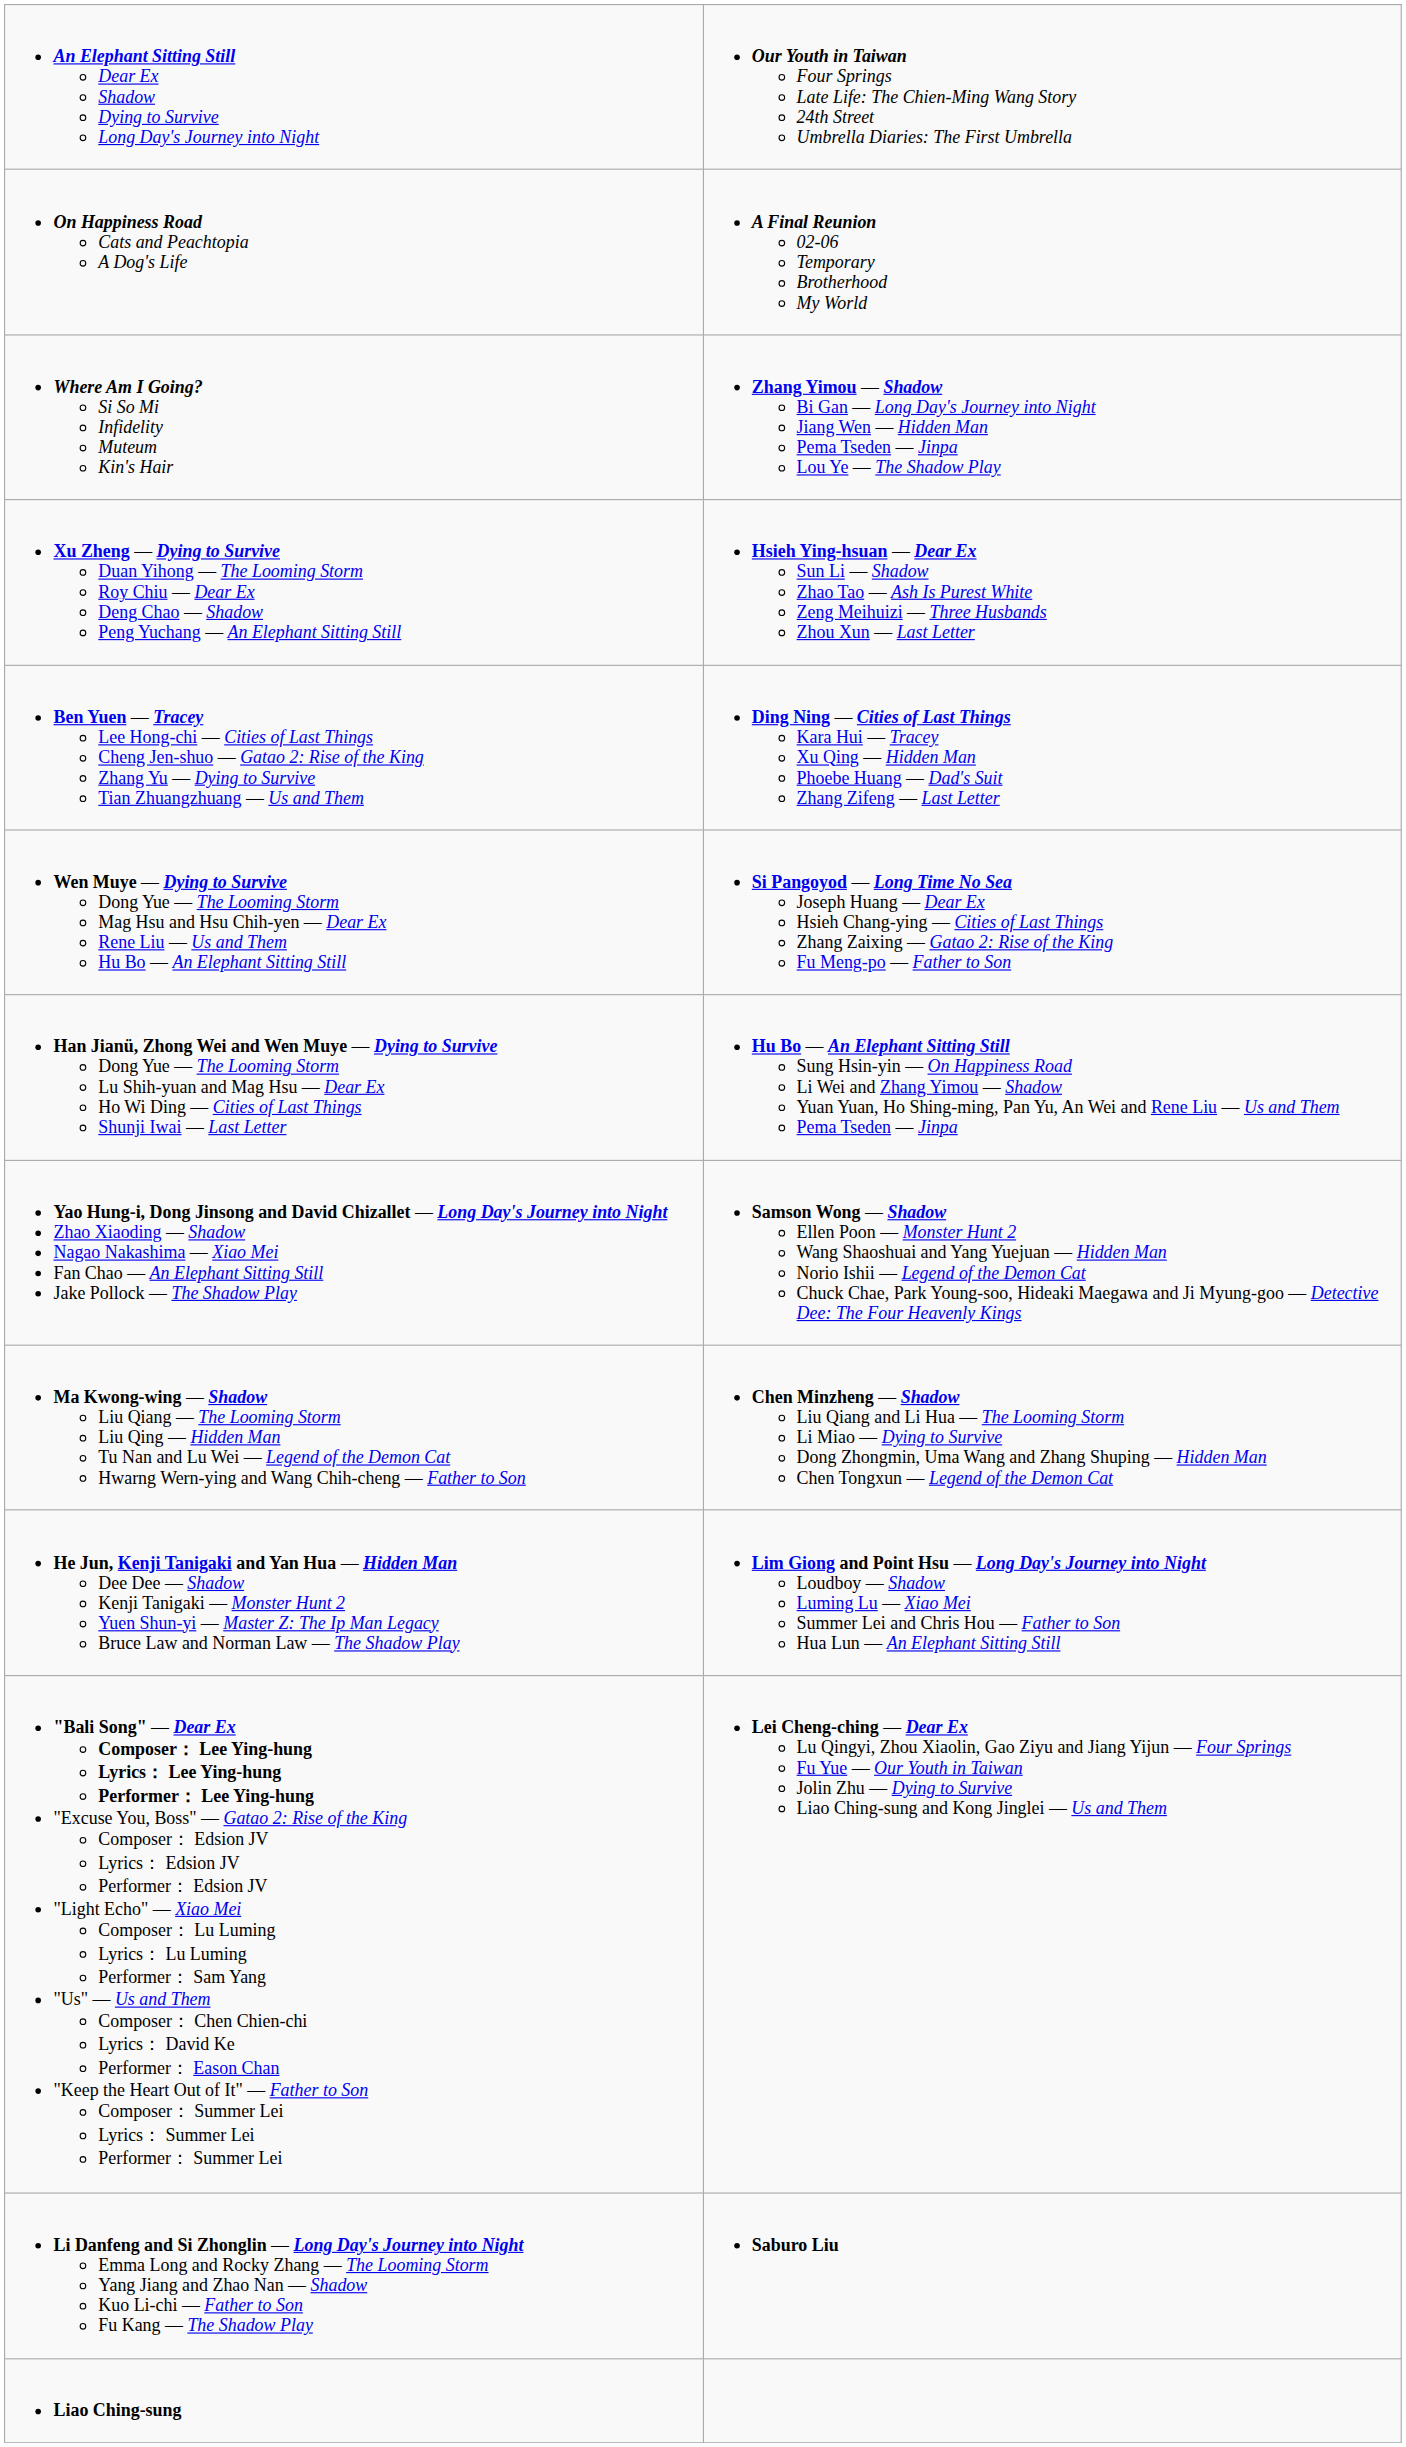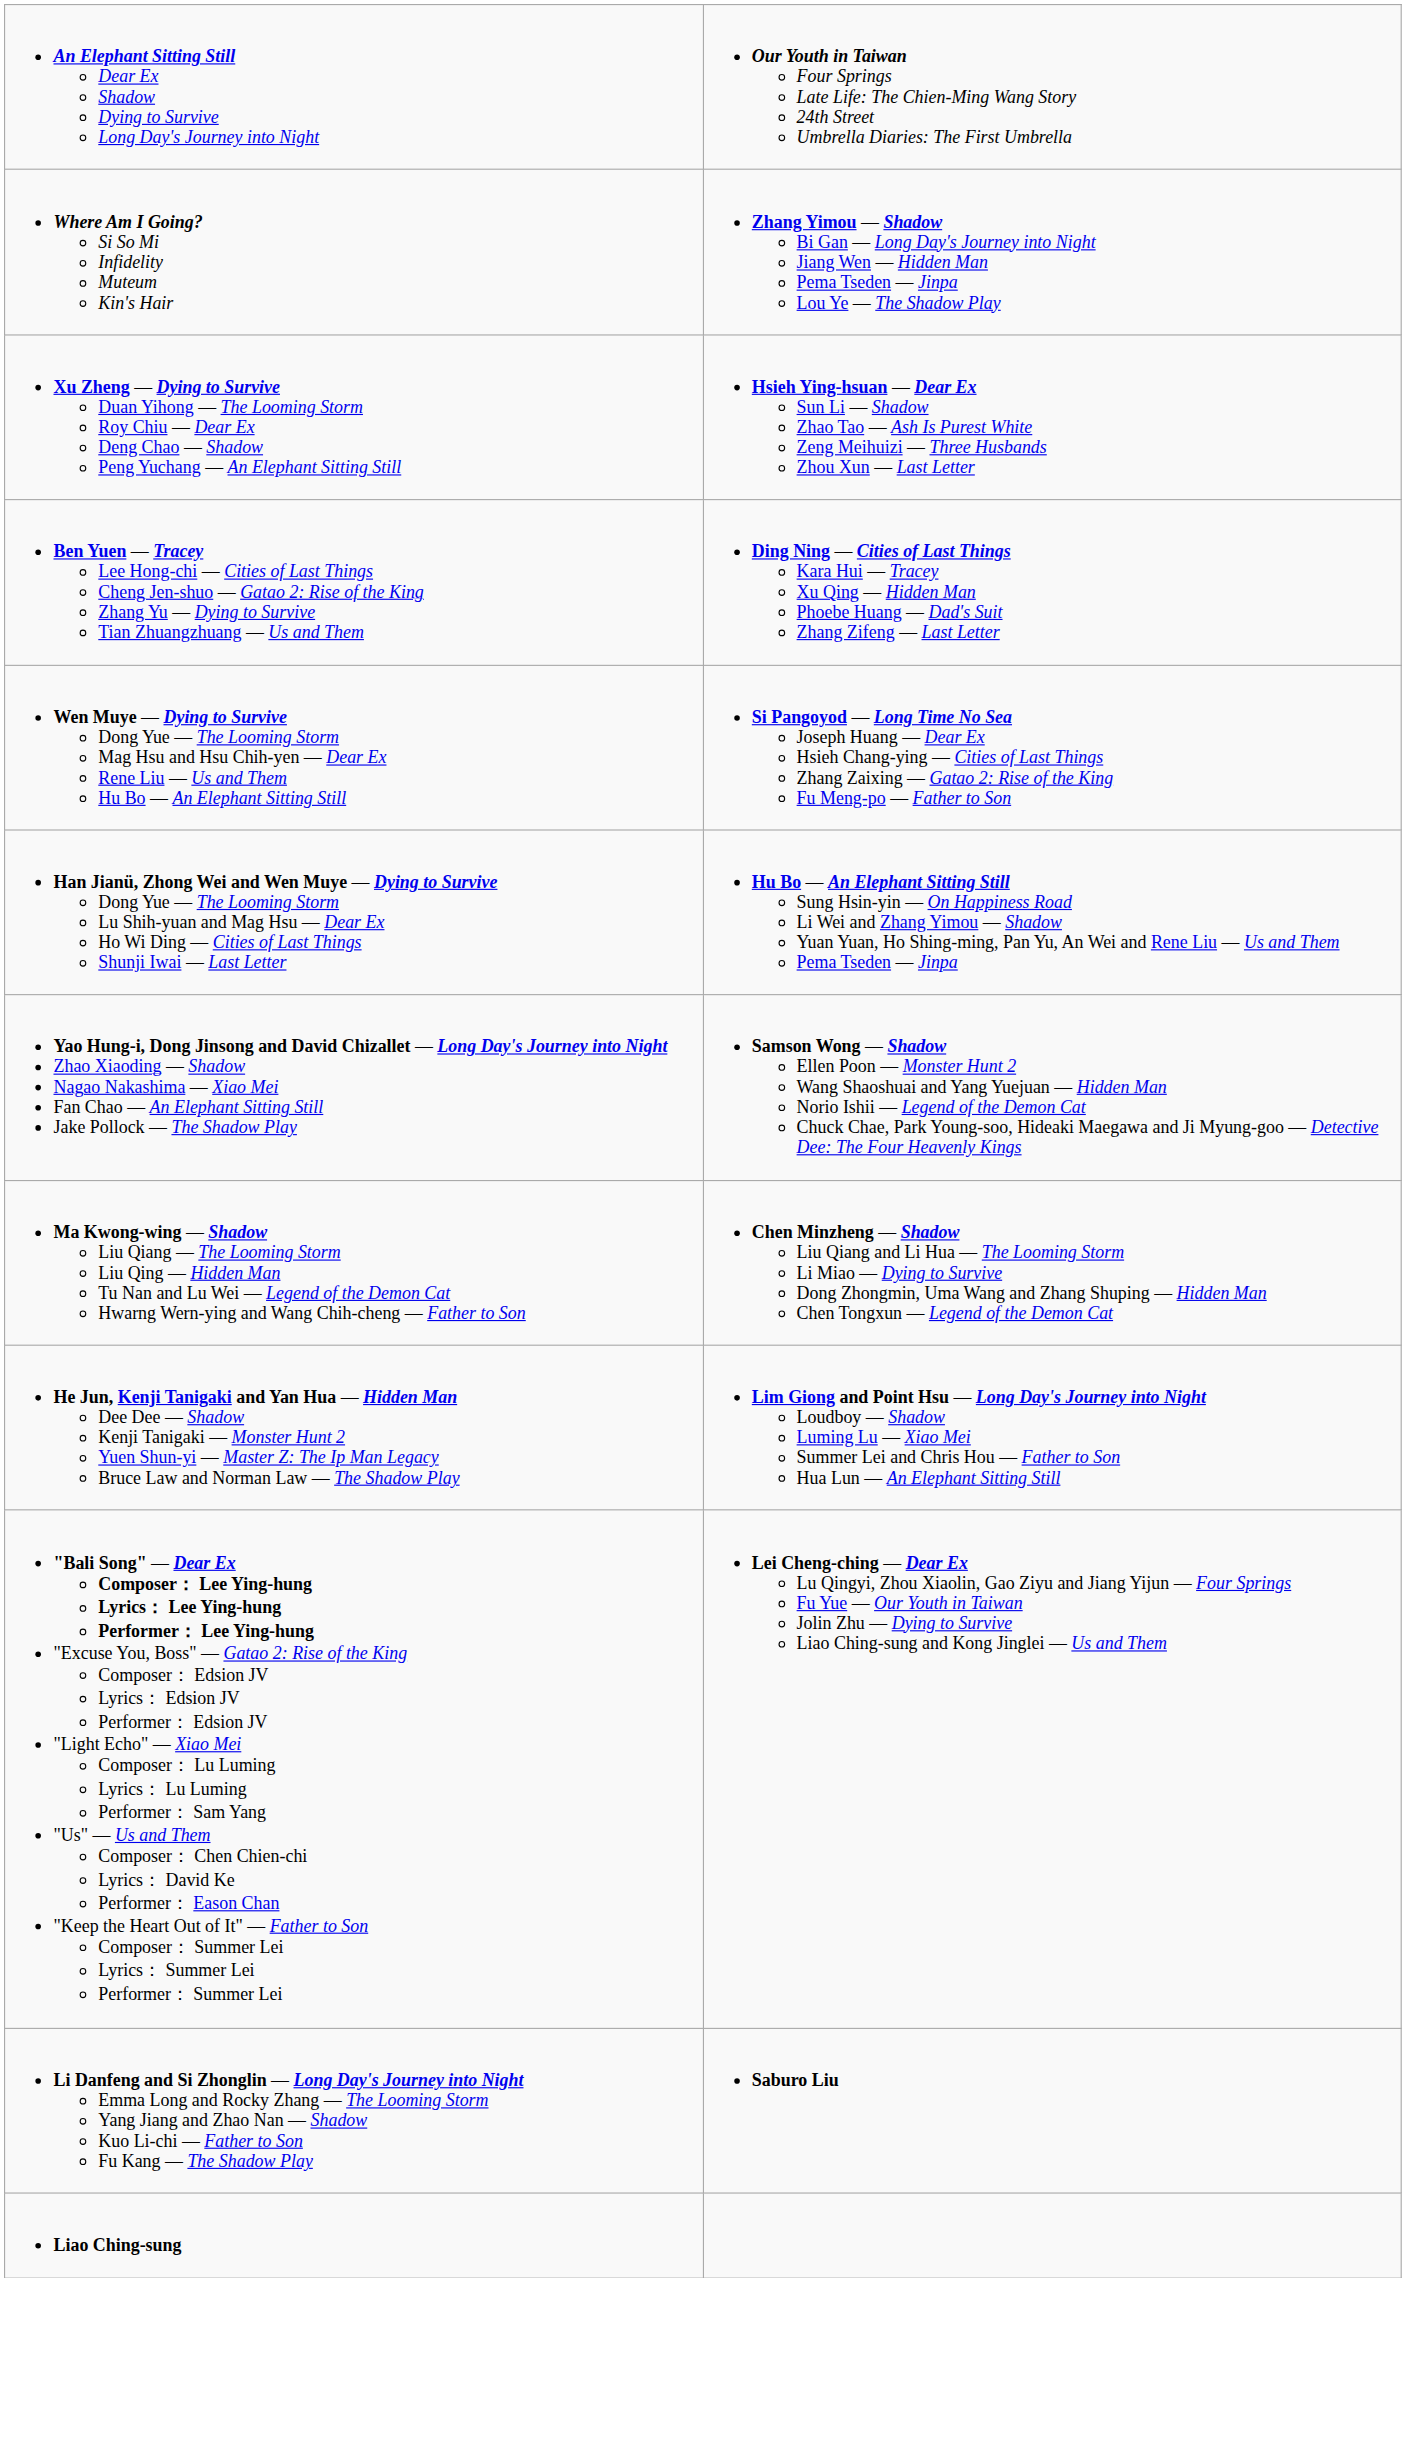- row: (354, 242)
